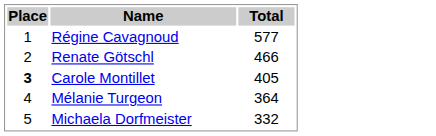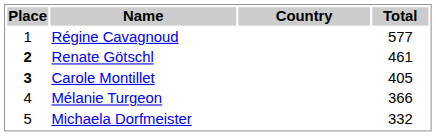+ column: (304, 16)
(28, 57) normal -> (28, 57) bold
(266, 57) 466 -> (400, 57) 461
(266, 99) 364 -> (400, 99) 366
